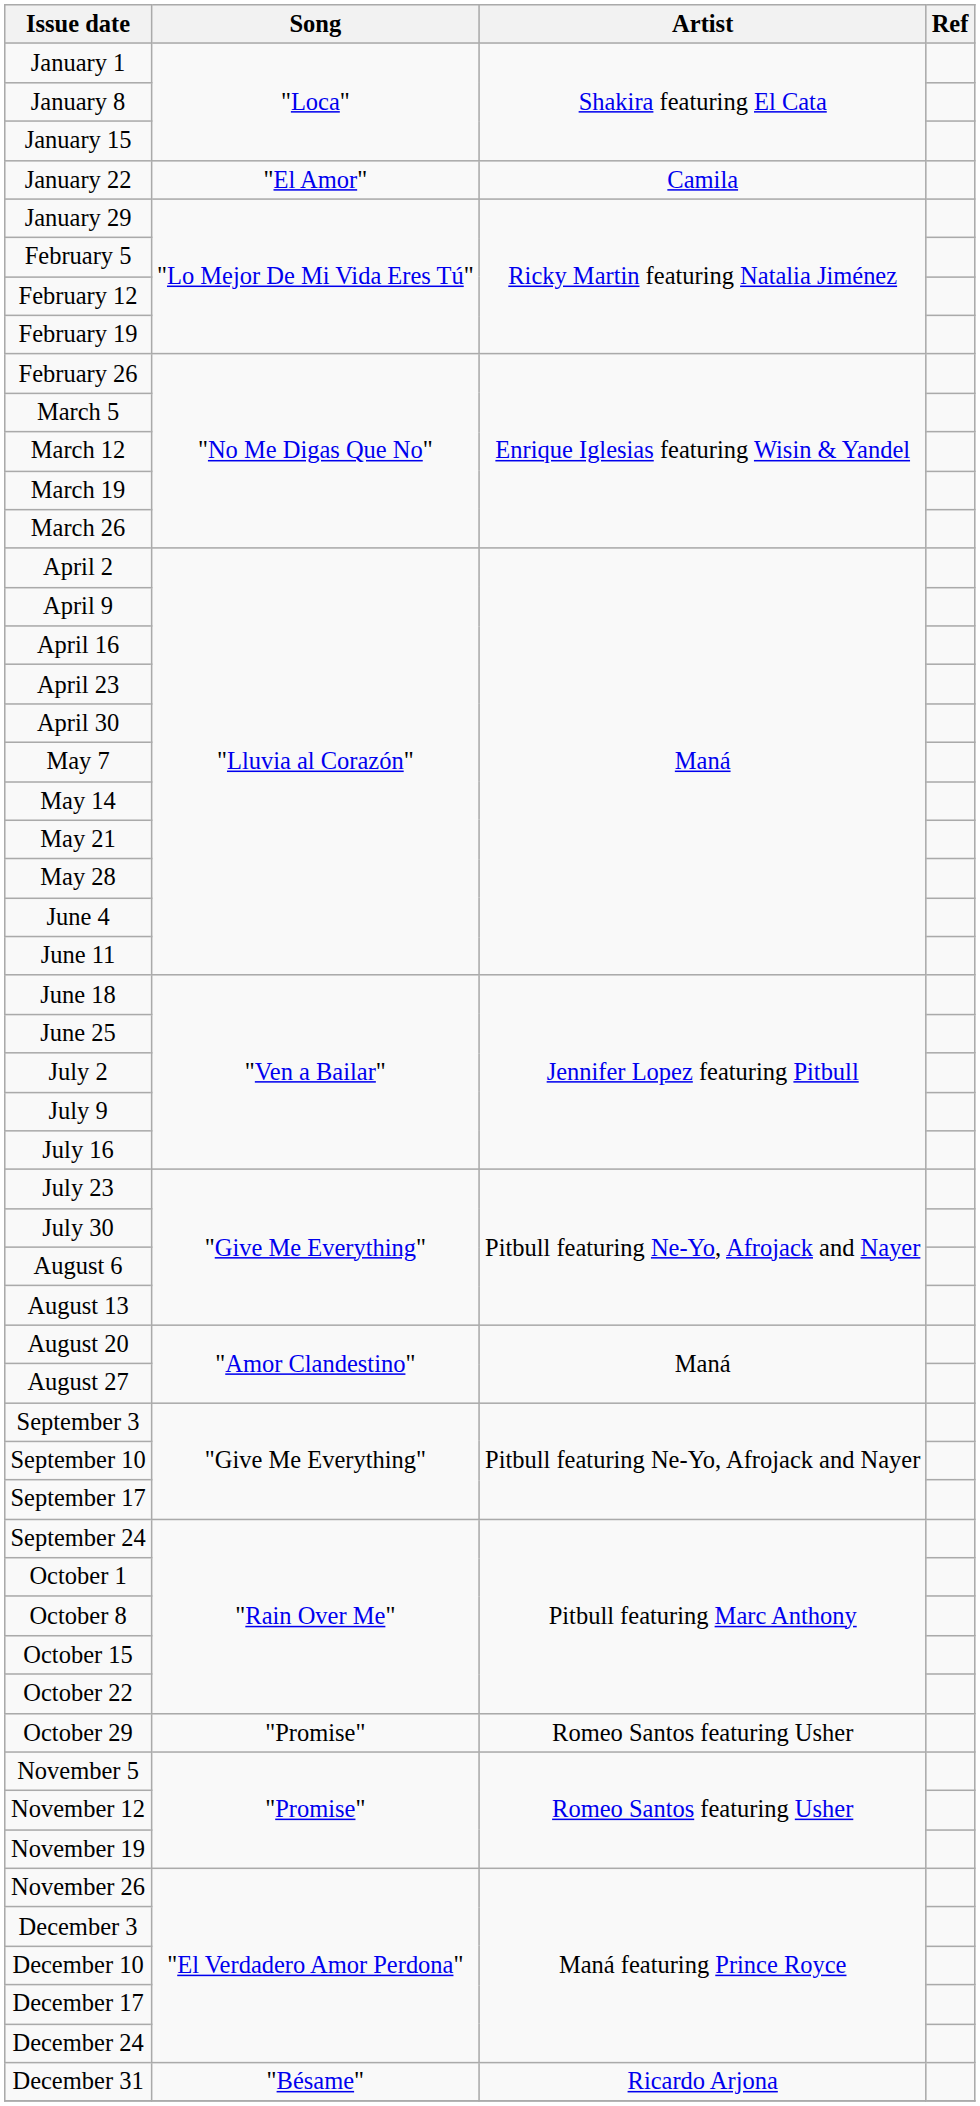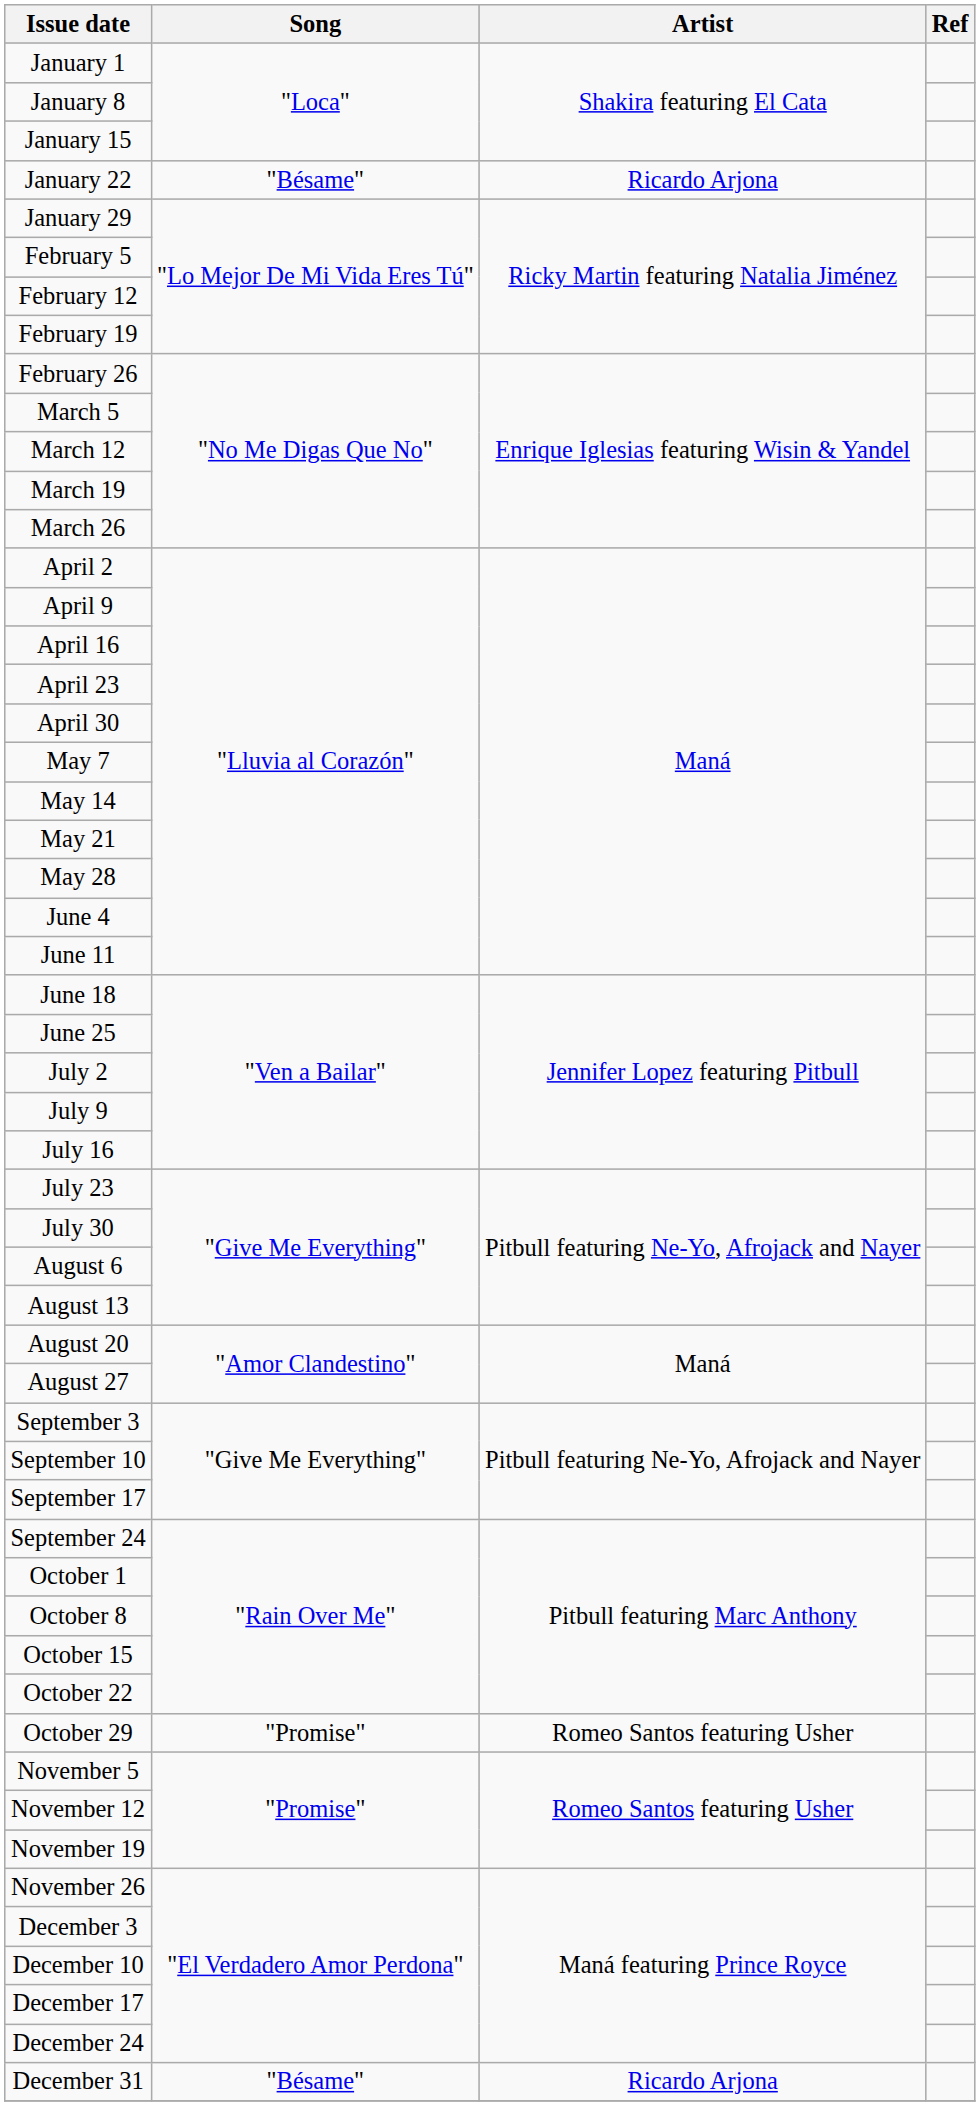(315, 179) "El Amor" -> (315, 179) "Bésame"
(703, 179) Camila -> (703, 179) Ricardo Arjona
